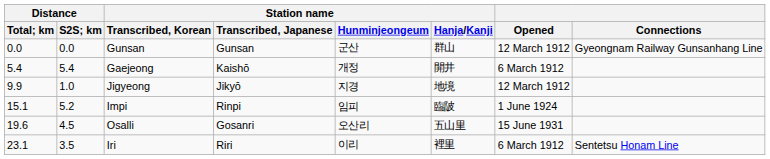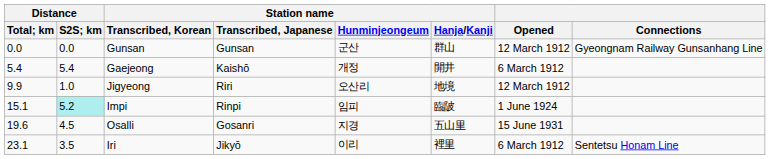(229, 87) Jikyō -> (224, 87) Riri
(348, 87) 지경 -> (353, 87) 오산리
(67, 106) no background -> (67, 106) paleturquoise background
(353, 125) 오산리 -> (348, 125) 지경
(224, 145) Riri -> (229, 145) Jikyō
